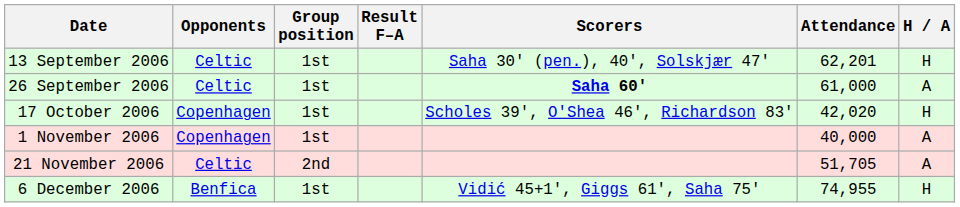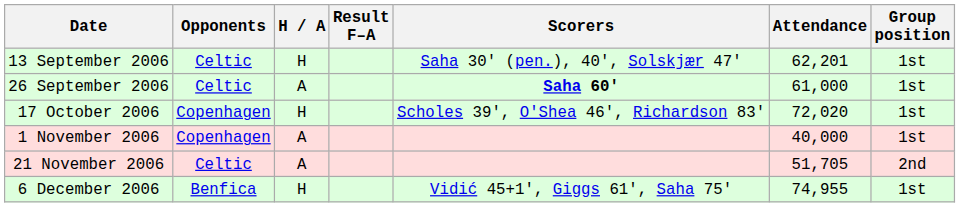columns swapped: (927, 26) <-> (316, 26)
(848, 112) 42,020 -> (820, 112) 72,020
